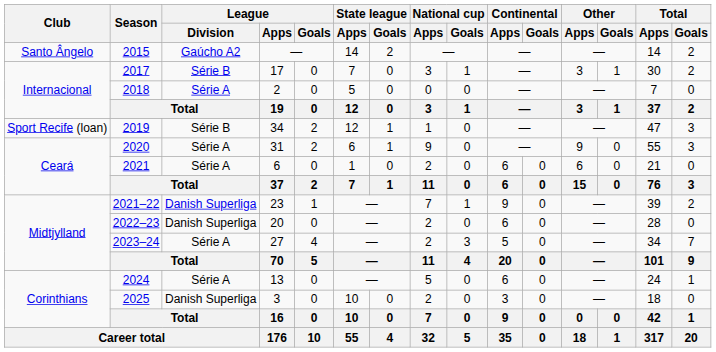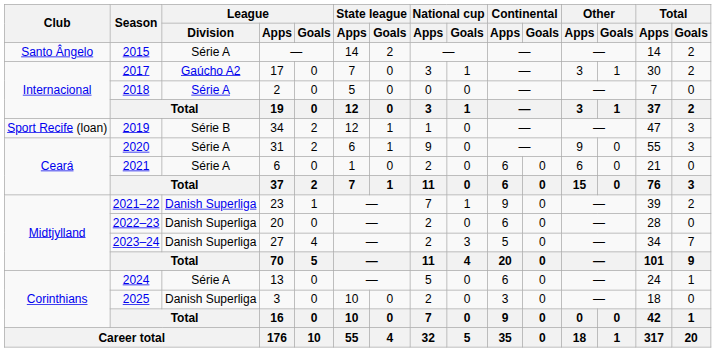(211, 52) Gaúcho A2 -> (211, 52) Série A
(211, 71) Série B -> (211, 71) Gaúcho A2
(211, 242) Série A -> (211, 242) Danish Superliga
